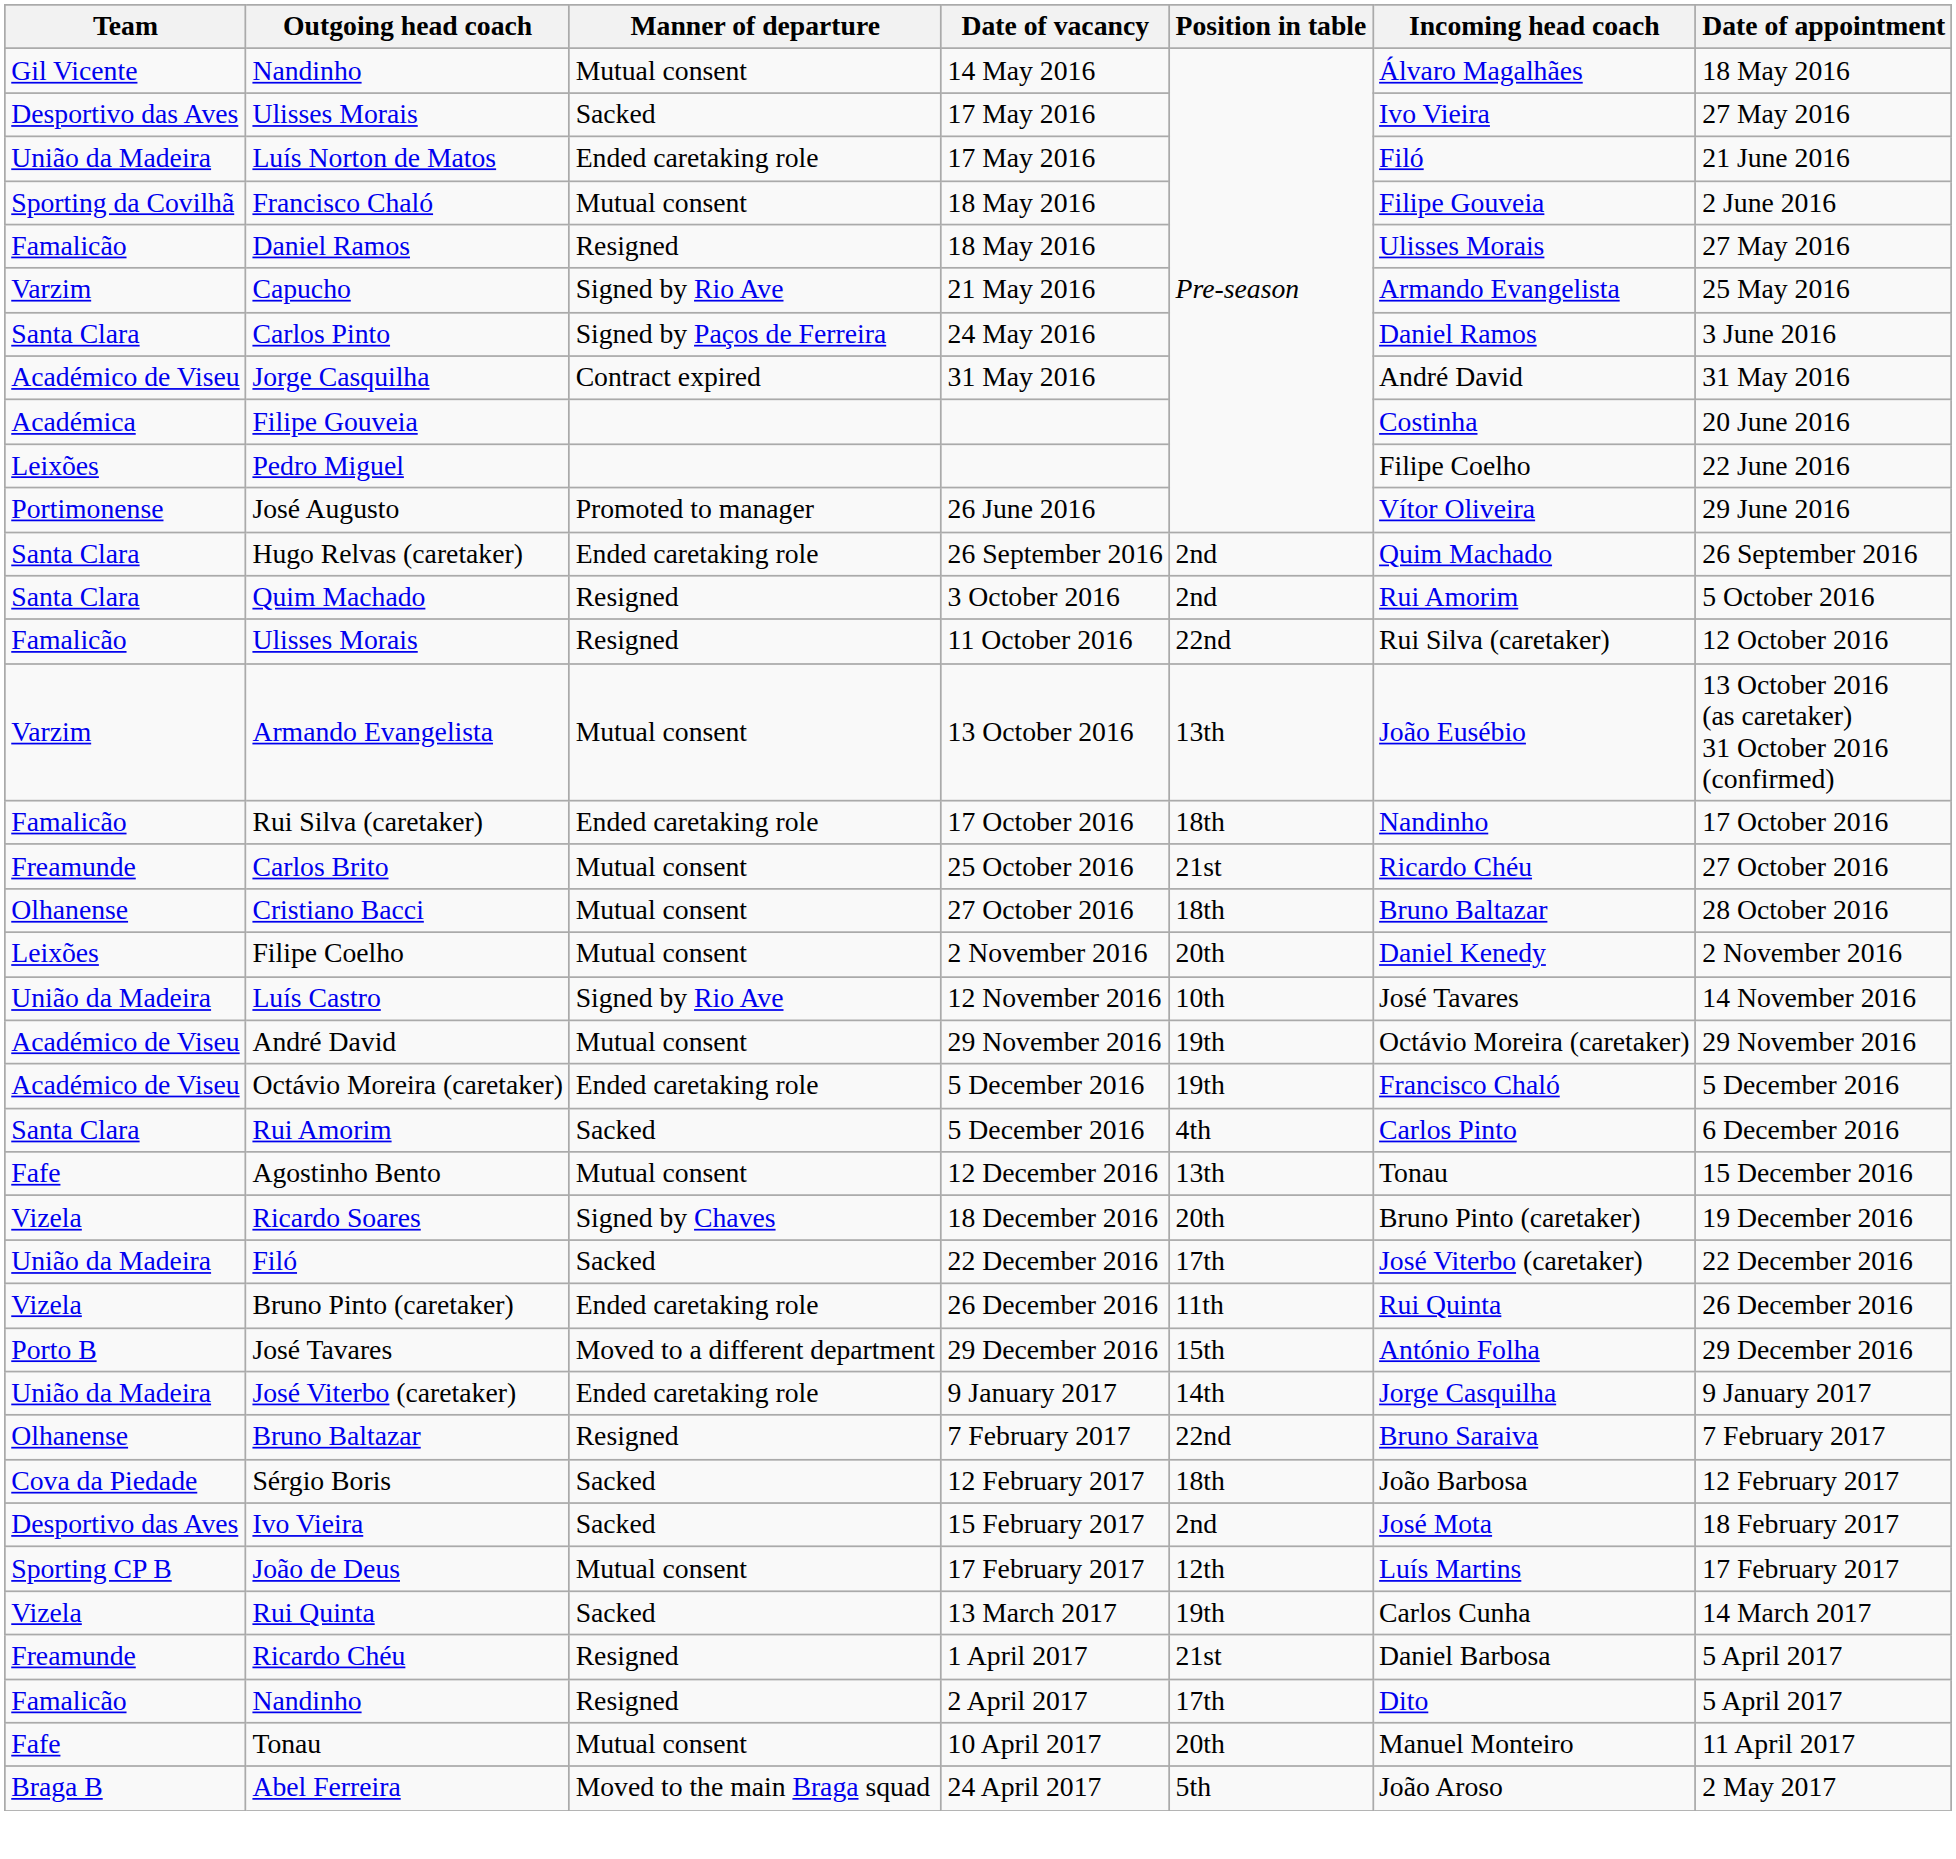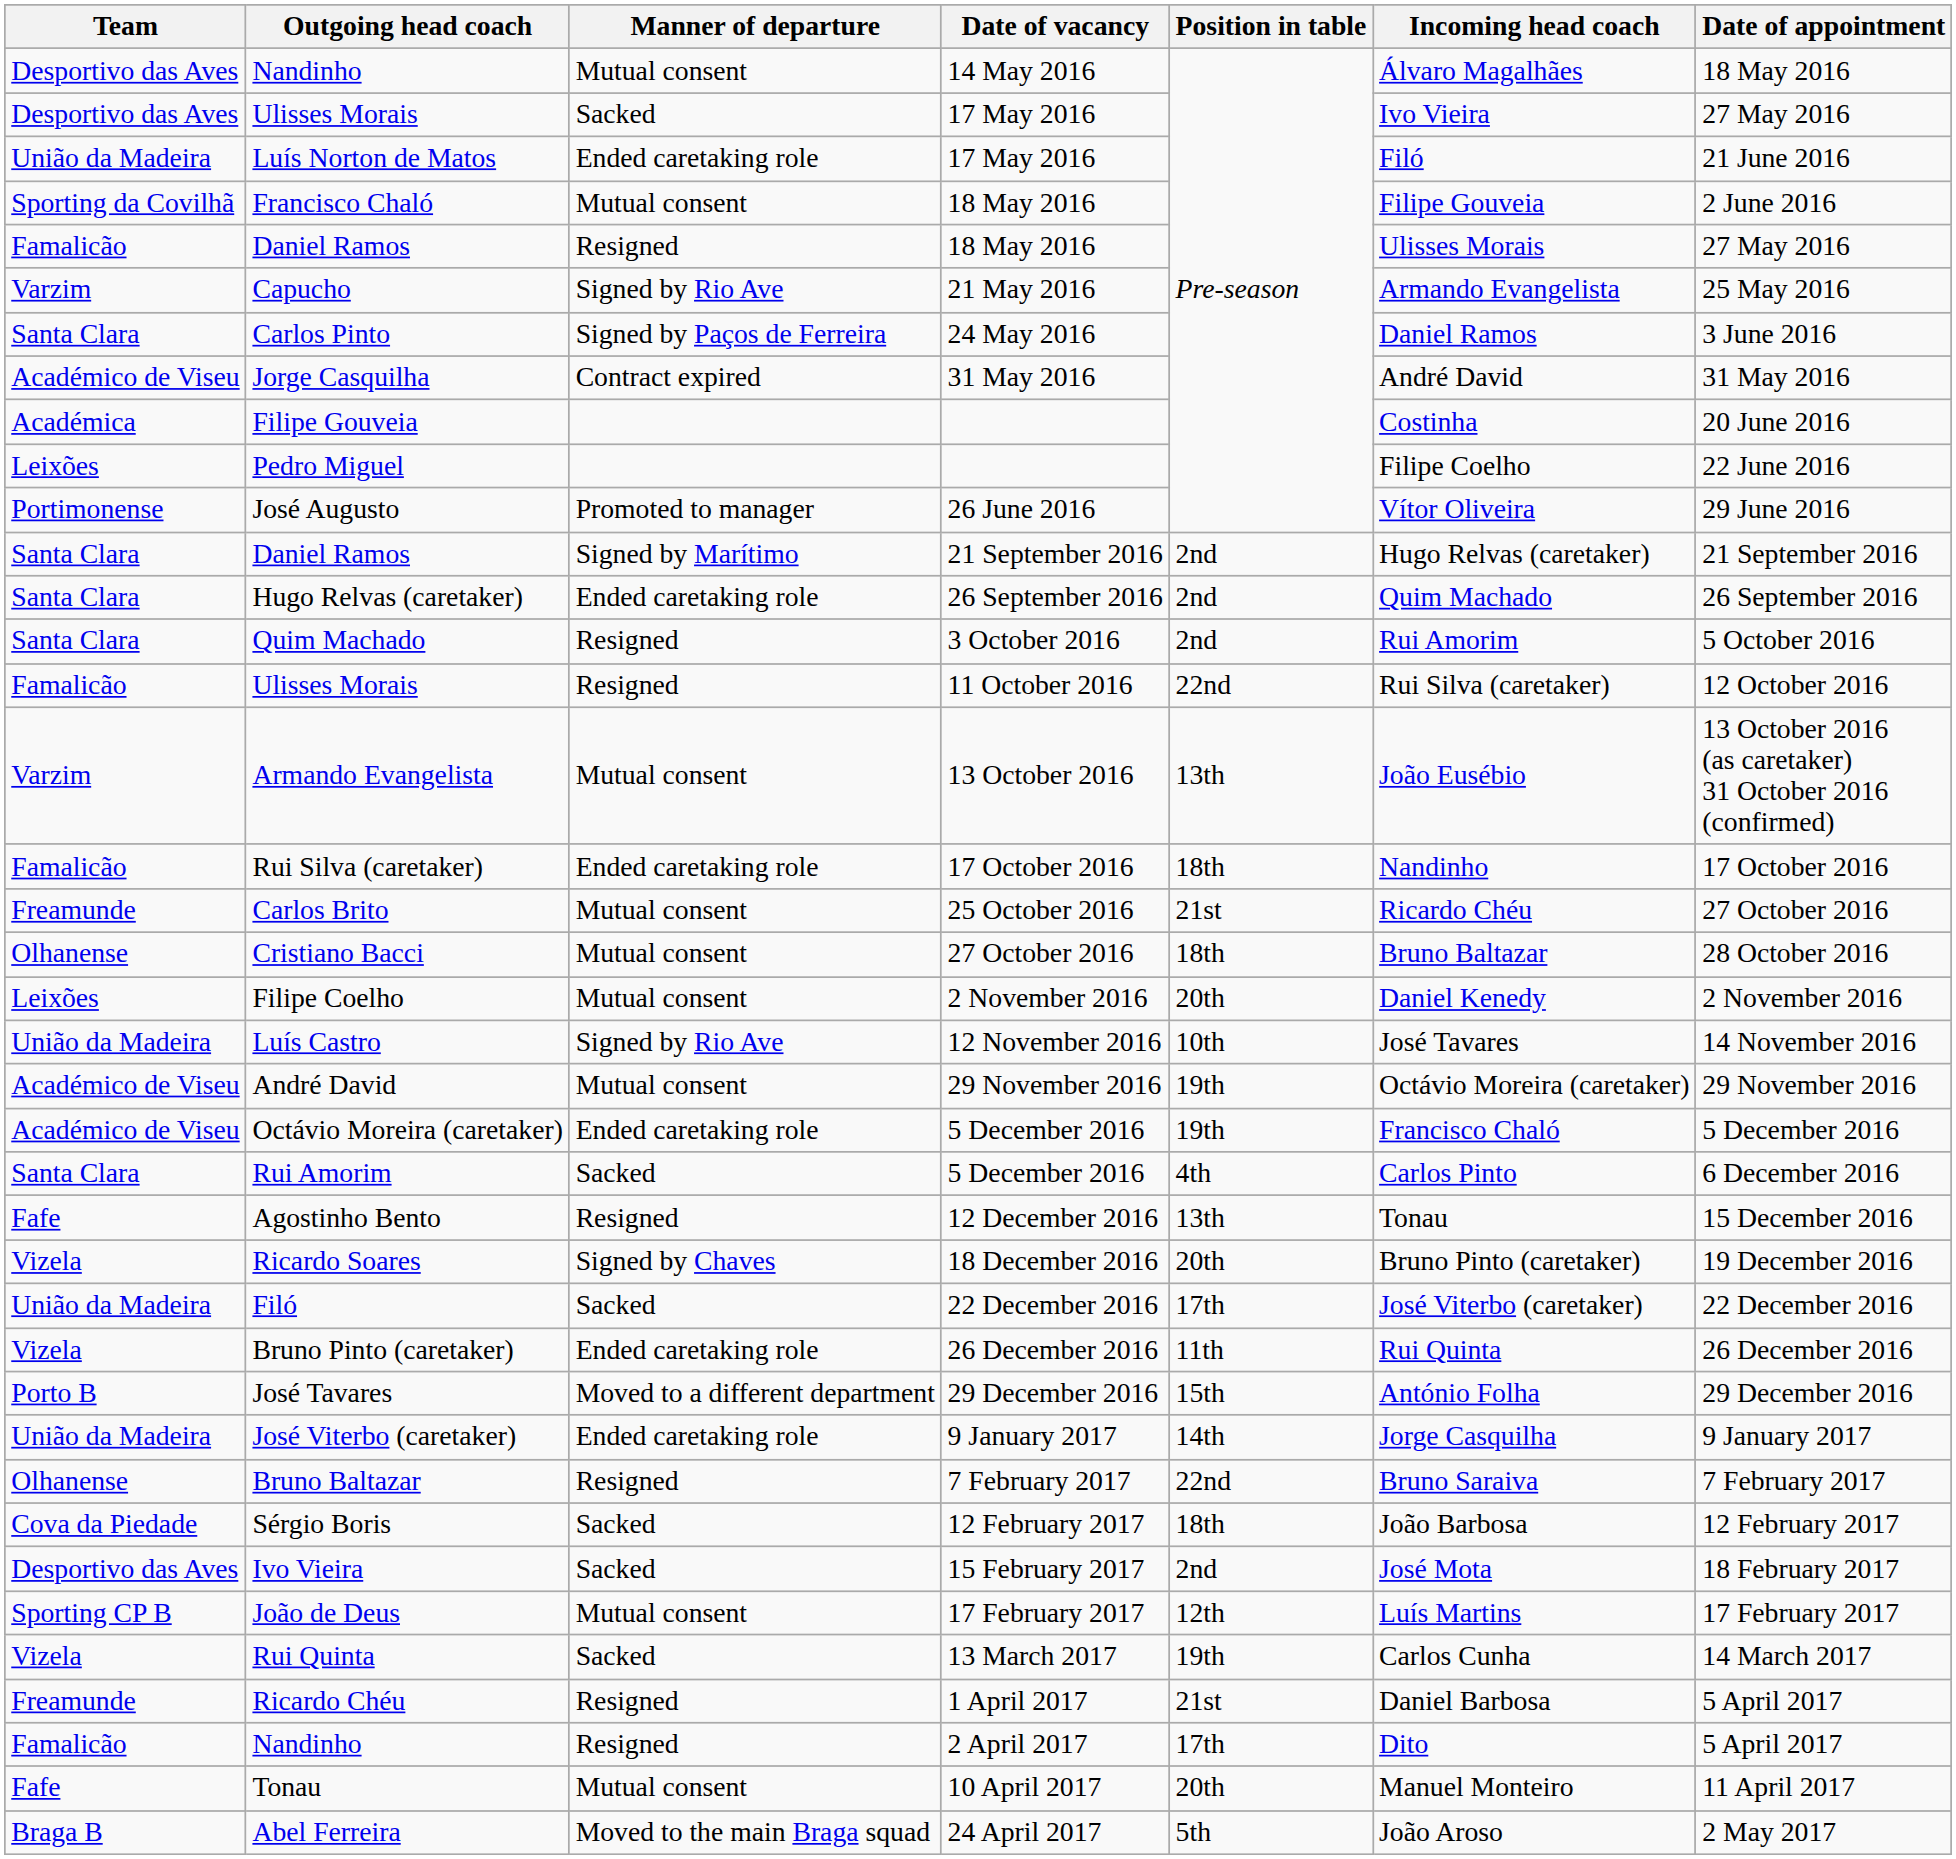(74, 70) Gil Vicente -> (125, 70) Desportivo das Aves
+ row: (331, 553)
(661, 1173) Mutual consent -> (627, 1217) Resigned
